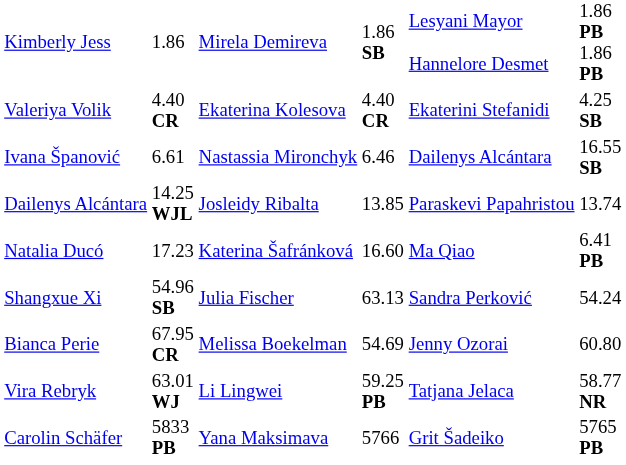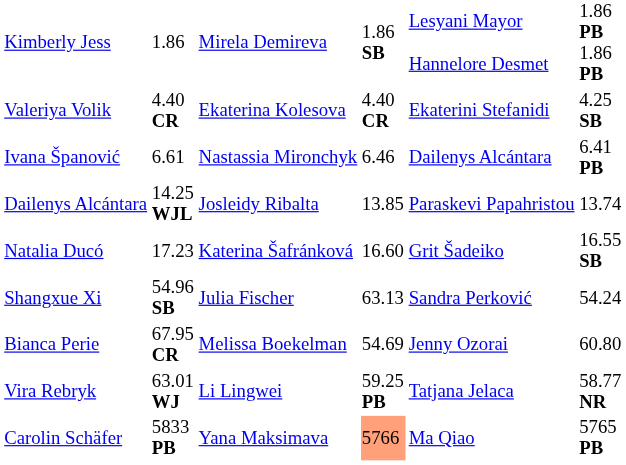(600, 157) 16.55 SB -> (596, 157) 6.41 PB
(442, 250) Ma Qiao -> (456, 250) Grit Šadeiko
(596, 250) 6.41 PB -> (600, 250) 16.55 SB
(381, 438) no background -> (381, 438) lightsalmon background
(456, 438) Grit Šadeiko -> (442, 438) Ma Qiao
